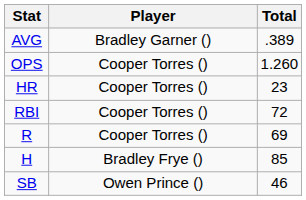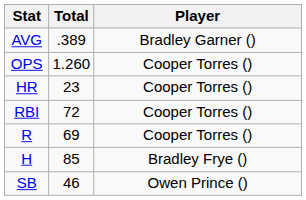columns swapped: (153, 16) <-> (279, 16)
